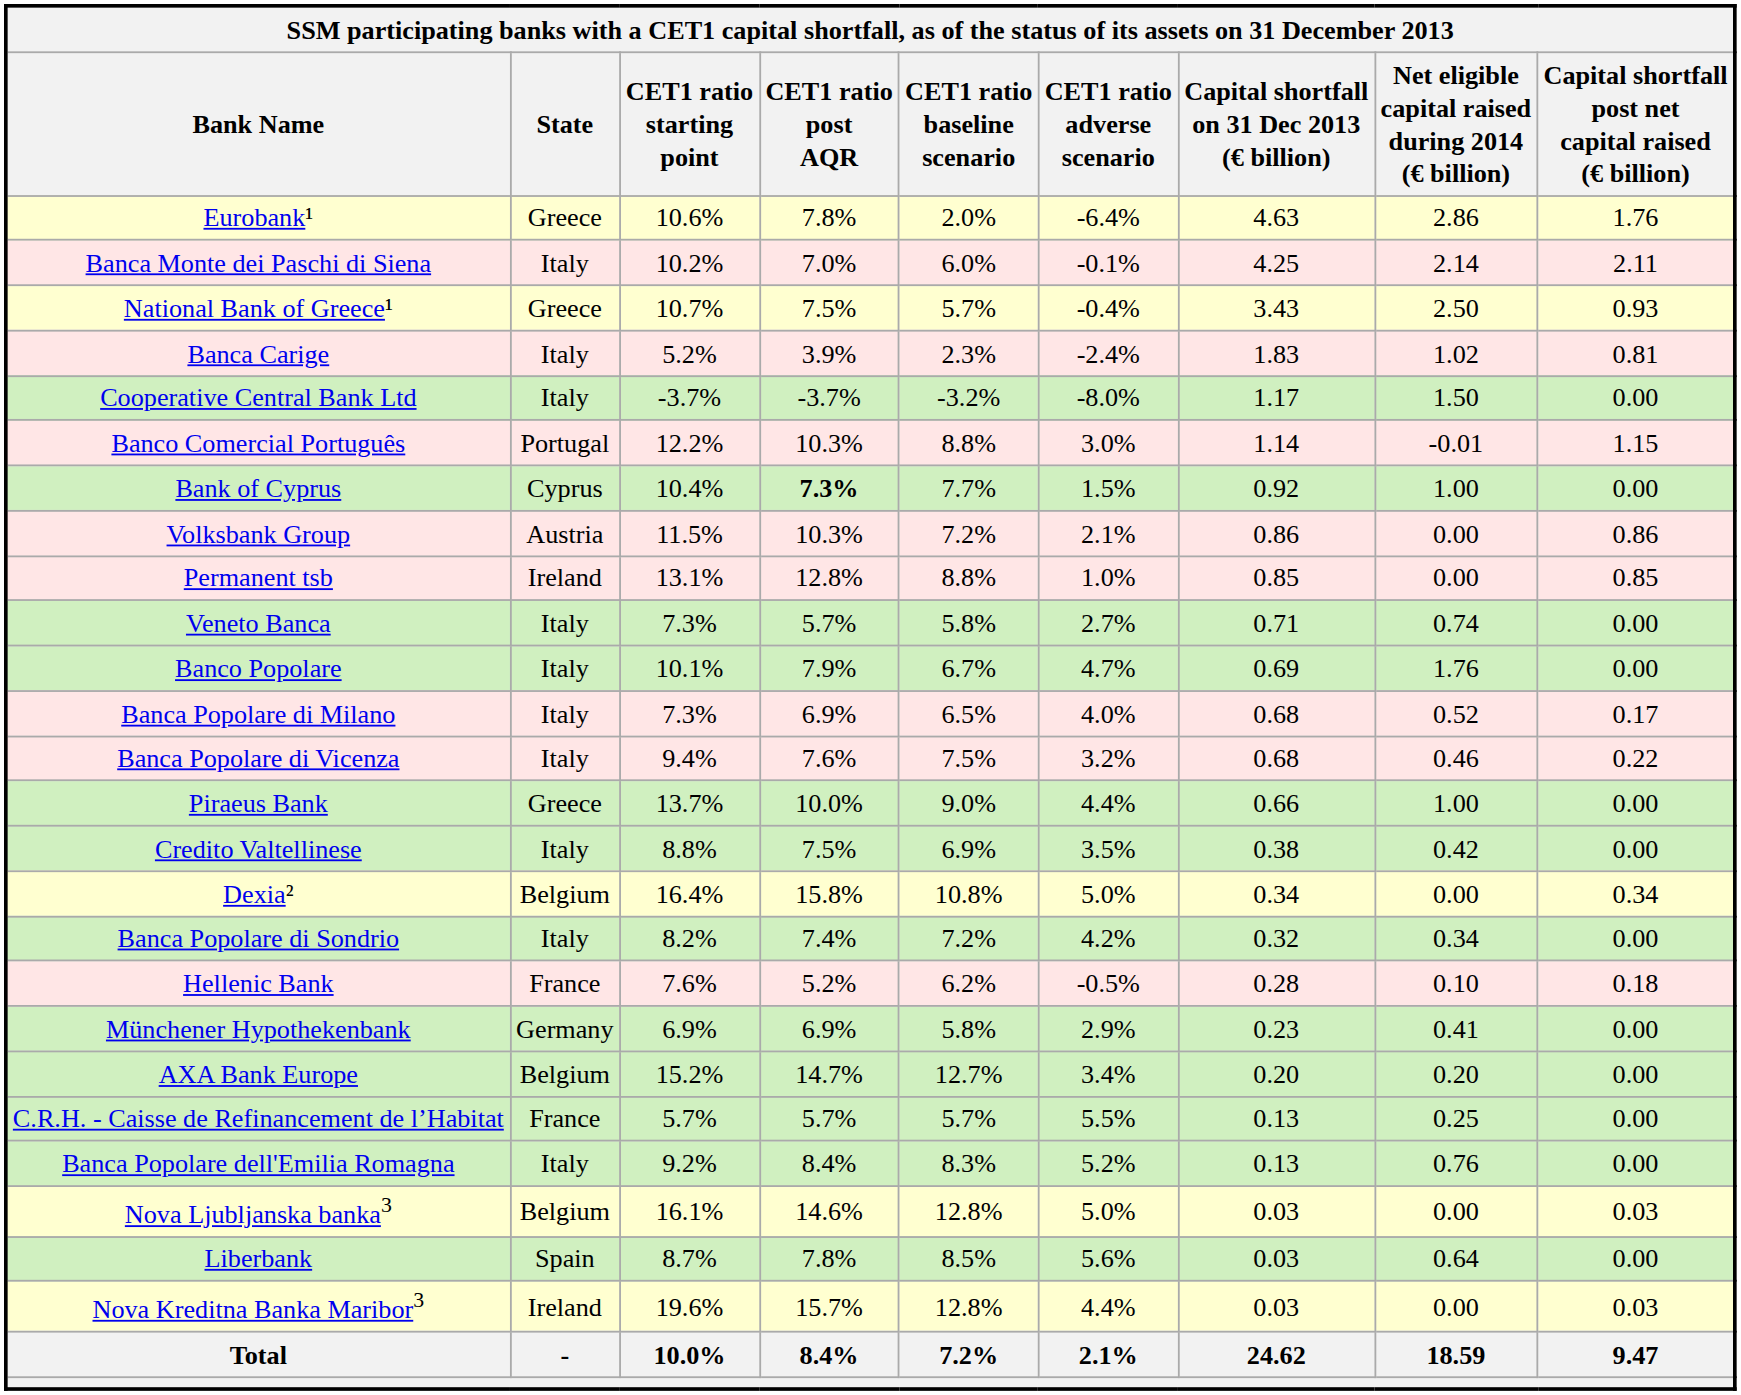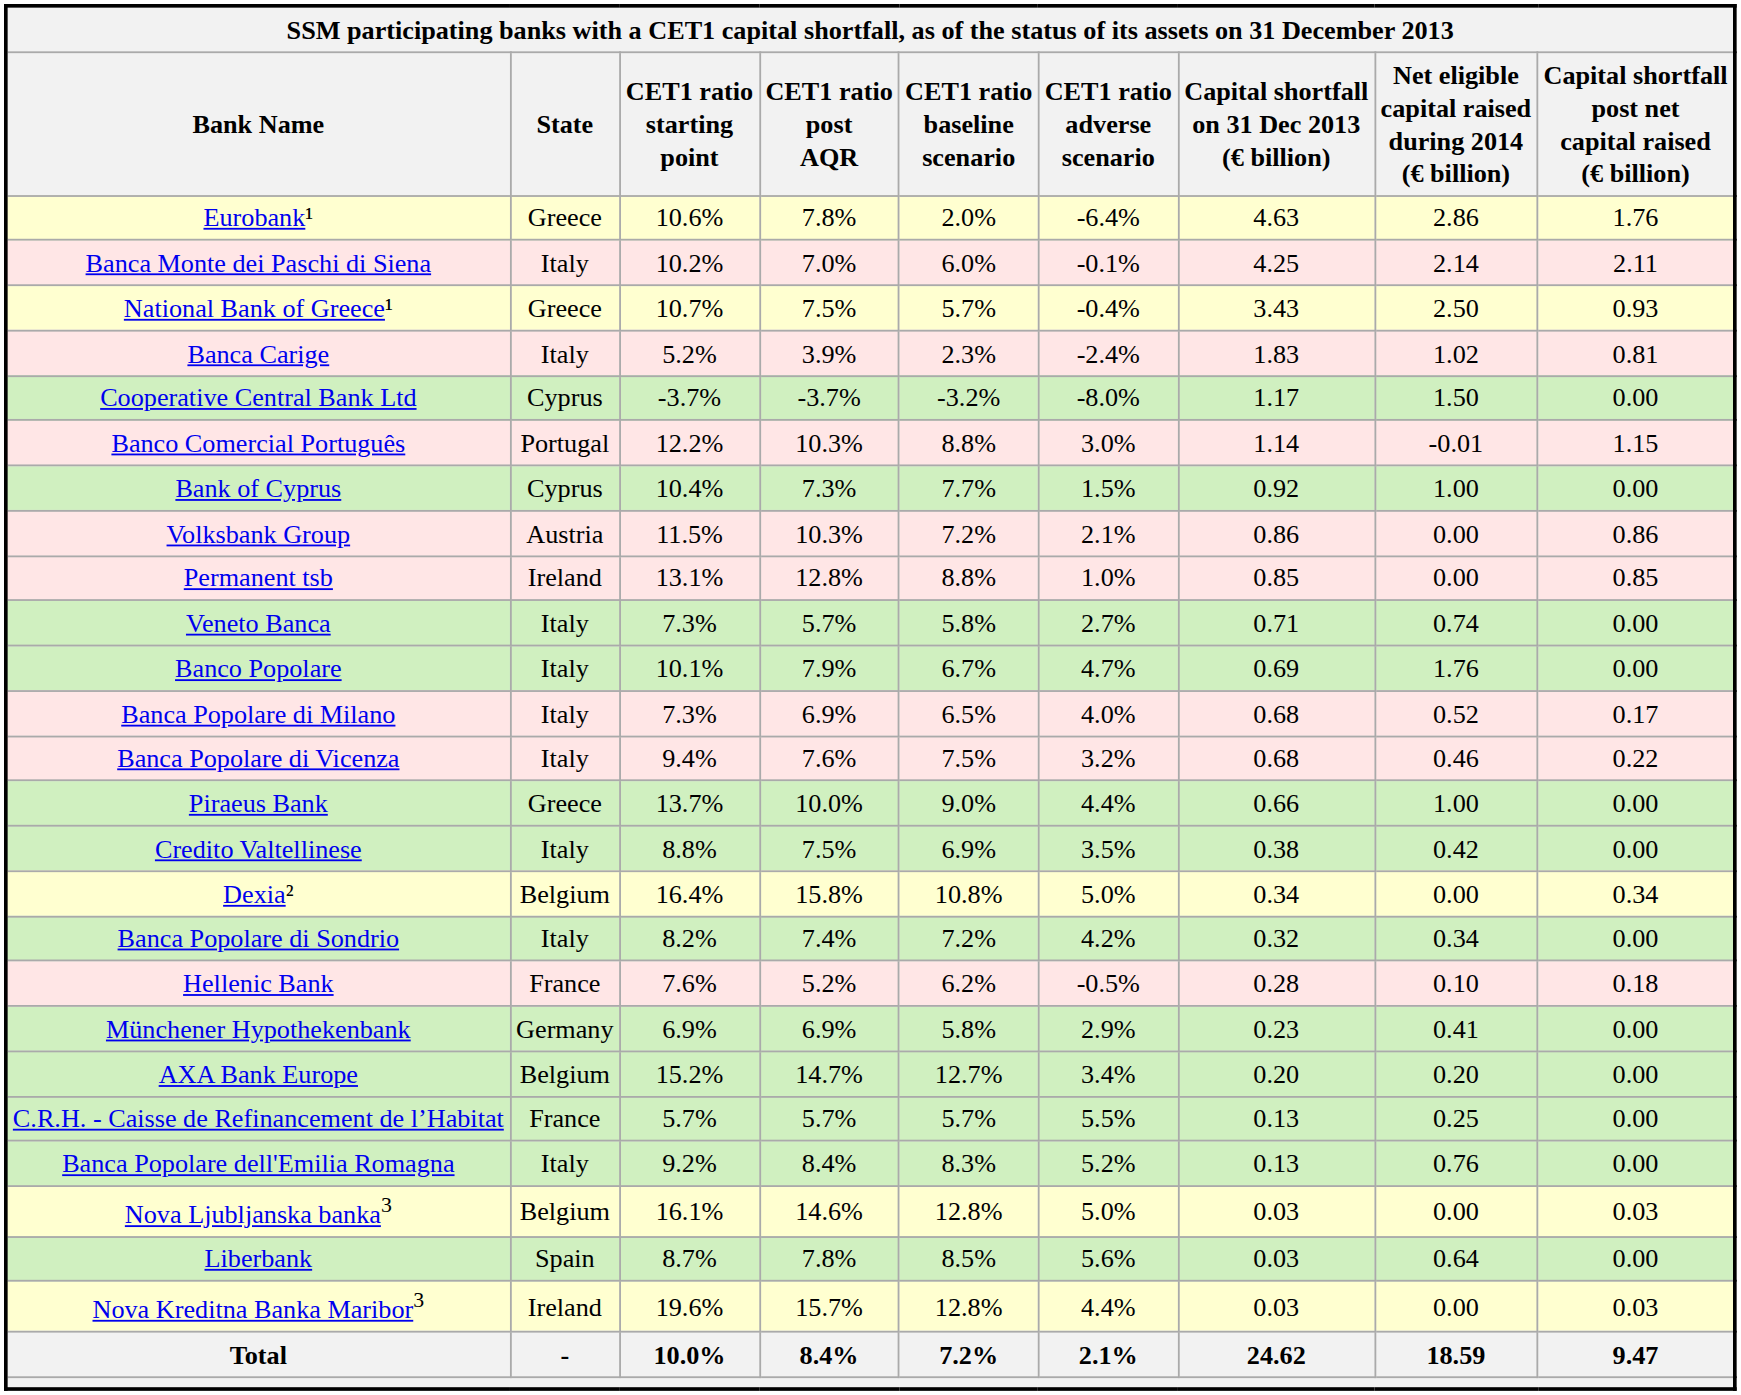(565, 398) Italy -> (565, 398) Cyprus
(829, 488) bold -> (829, 488) normal
